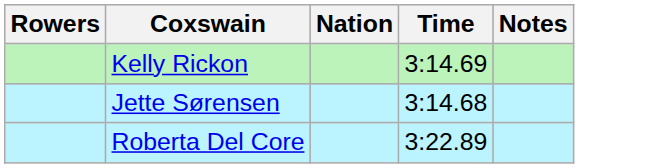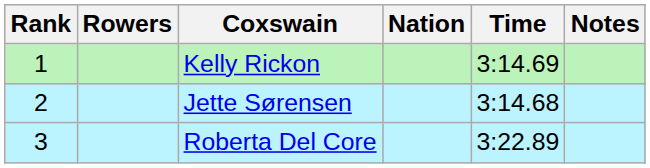+ column: (41, 24)
